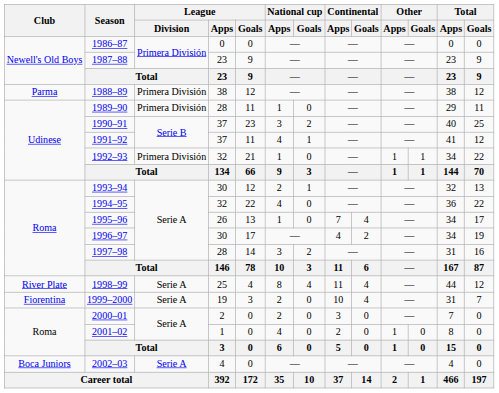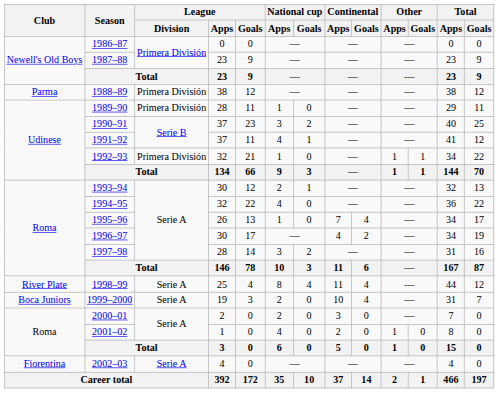(45, 300) Fiorentina -> (45, 300) Boca Juniors
(45, 364) Boca Juniors -> (45, 364) Fiorentina
